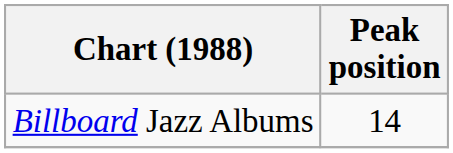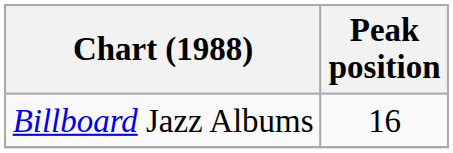(385, 119) 14 -> (385, 119) 16
